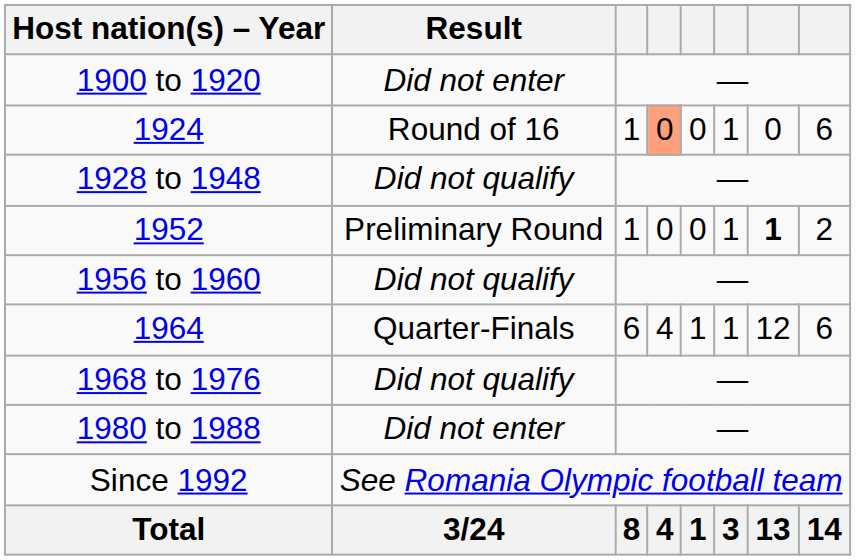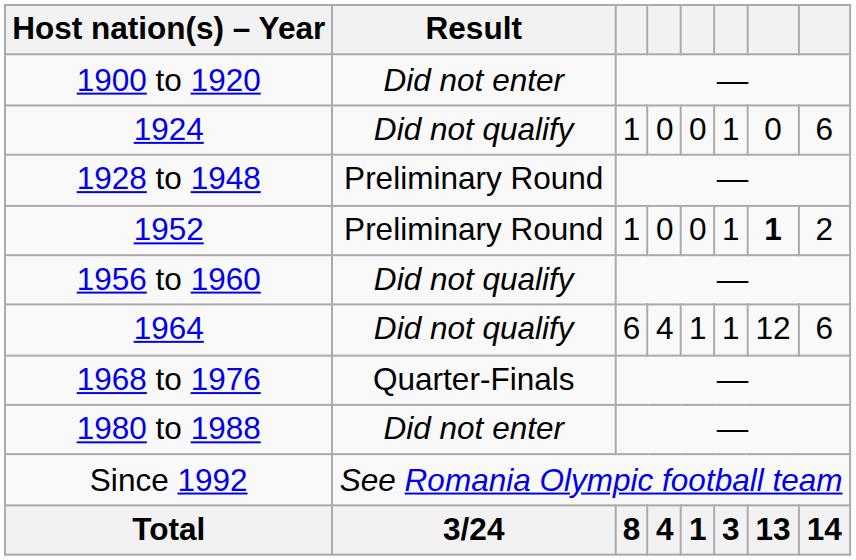(474, 129) Round of 16 -> (474, 129) Did not qualify
(665, 129) lightsalmon background -> (665, 129) no background
(474, 179) Did not qualify -> (474, 179) Preliminary Round
(474, 329) Quarter-Finals -> (474, 329) Did not qualify
(474, 379) Did not qualify -> (474, 379) Quarter-Finals
